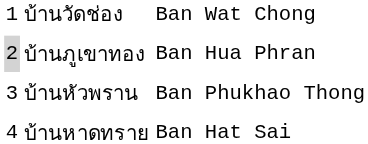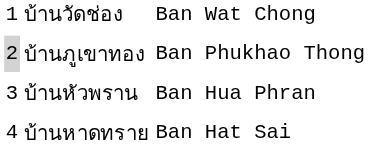(236, 54) Ban Hua Phran -> (260, 54) Ban Phukhao Thong
(260, 93) Ban Phukhao Thong -> (236, 93) Ban Hua Phran
